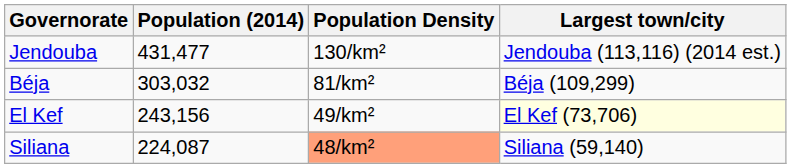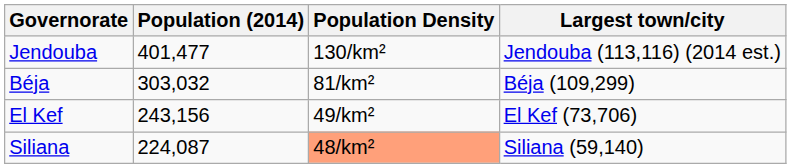(174, 52) 431,477 -> (174, 52) 401,477
(570, 115) lightyellow background -> (570, 115) no background
